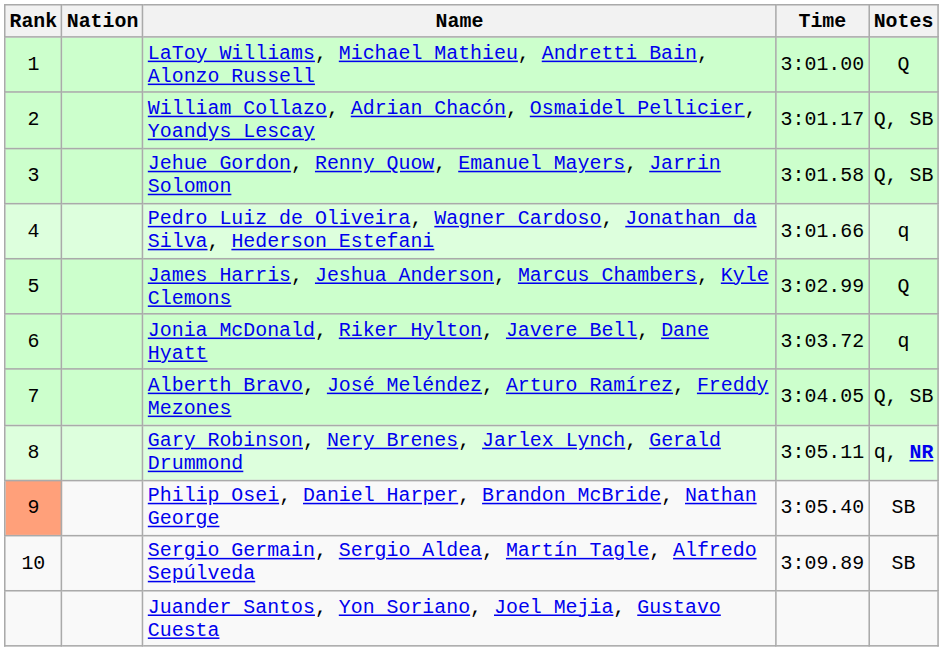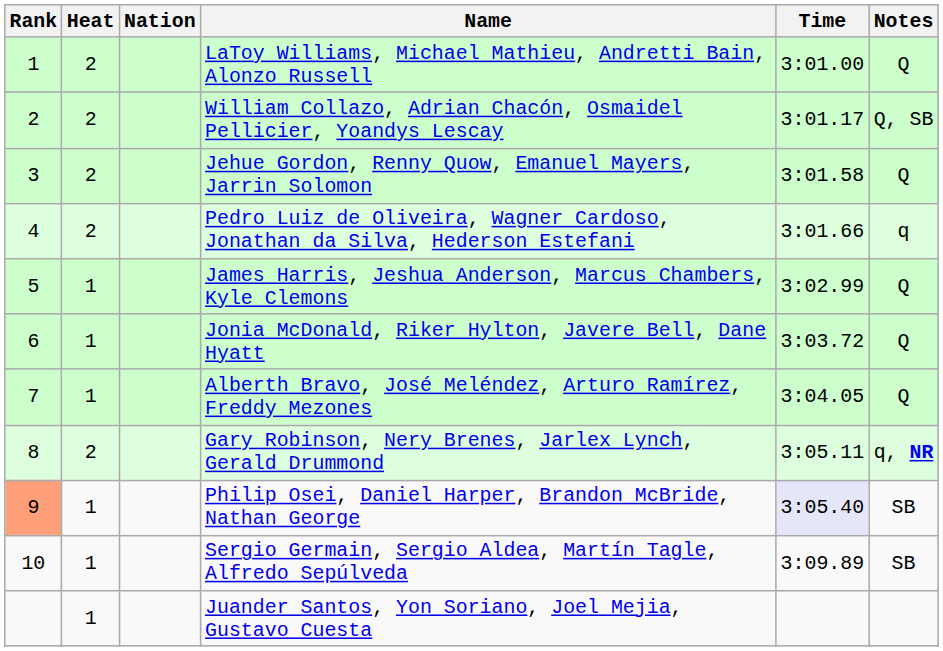+ column: (91, 21)
(903, 176) Q, SB -> (903, 176) Q
(903, 342) q -> (903, 342) Q
(903, 397) Q, SB -> (903, 397) Q
(822, 508) no background -> (822, 508) lavender background
